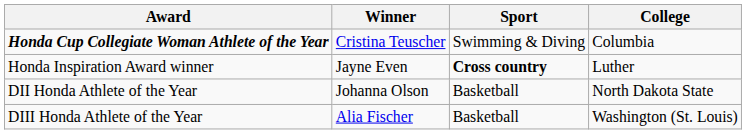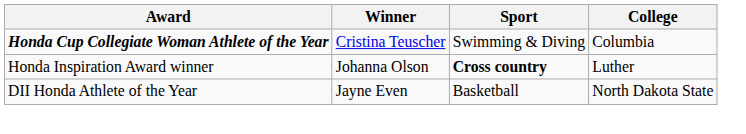(372, 66) Jayne Even -> (382, 66) Johanna Olson
(382, 91) Johanna Olson -> (372, 91) Jayne Even
- row: (105, 116)
